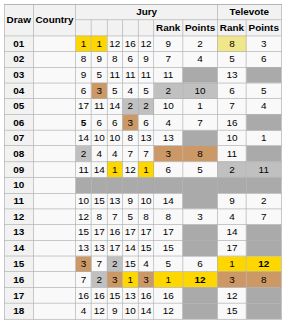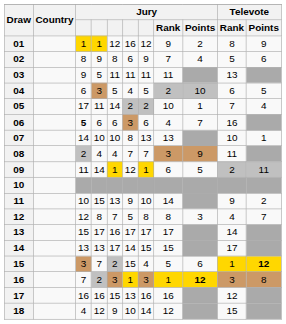(232, 43) khaki background -> (232, 43) no background
(264, 43) 3 -> (264, 43) 9
(200, 153) 8 -> (200, 153) 9
